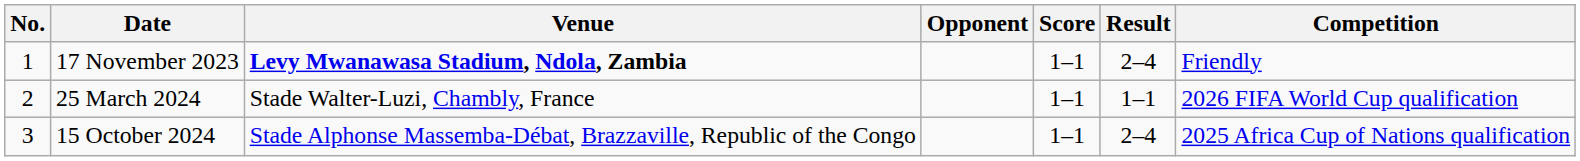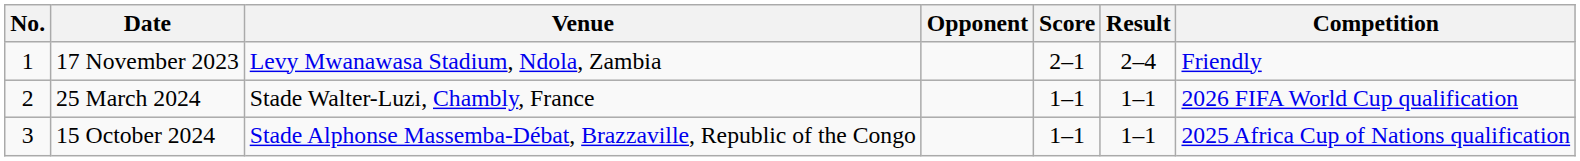(468, 60) bold -> (456, 60) normal
(1067, 60) 1–1 -> (1067, 60) 2–1
(1138, 135) 2–4 -> (1138, 135) 1–1
